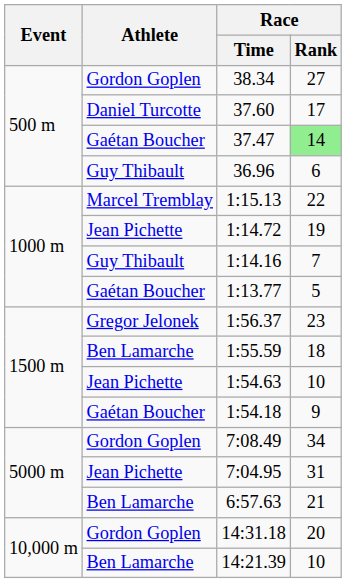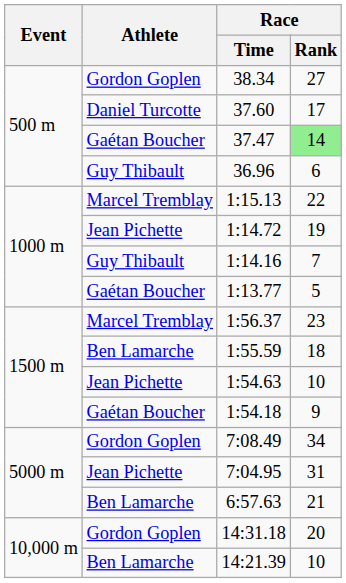(143, 321) Gregor Jelonek -> (150, 321) Marcel Tremblay
